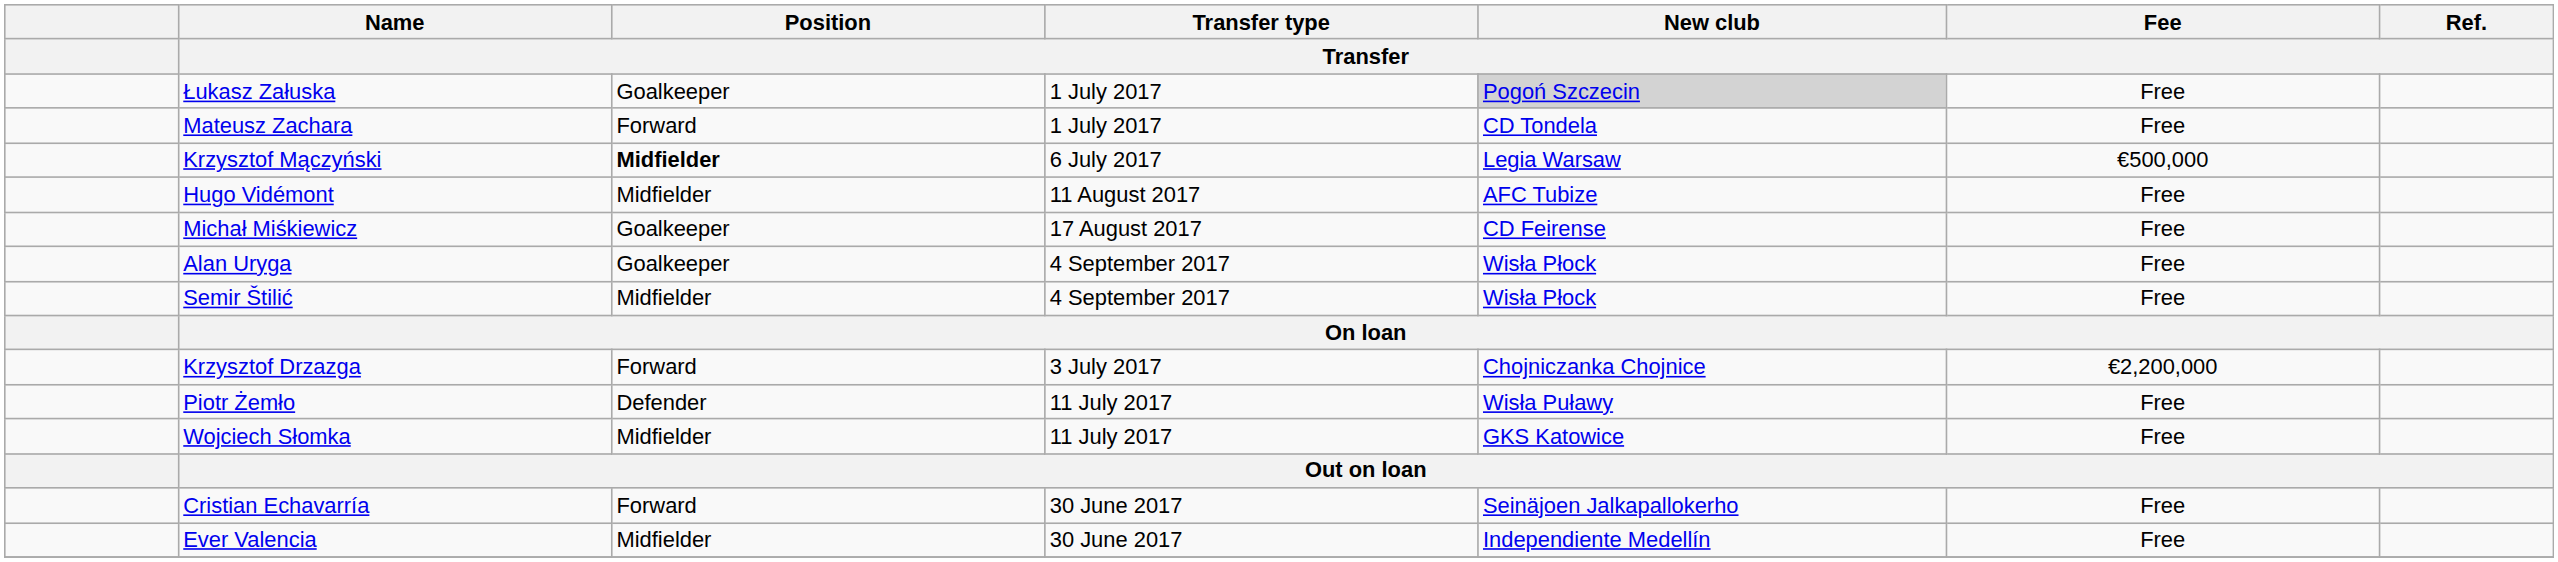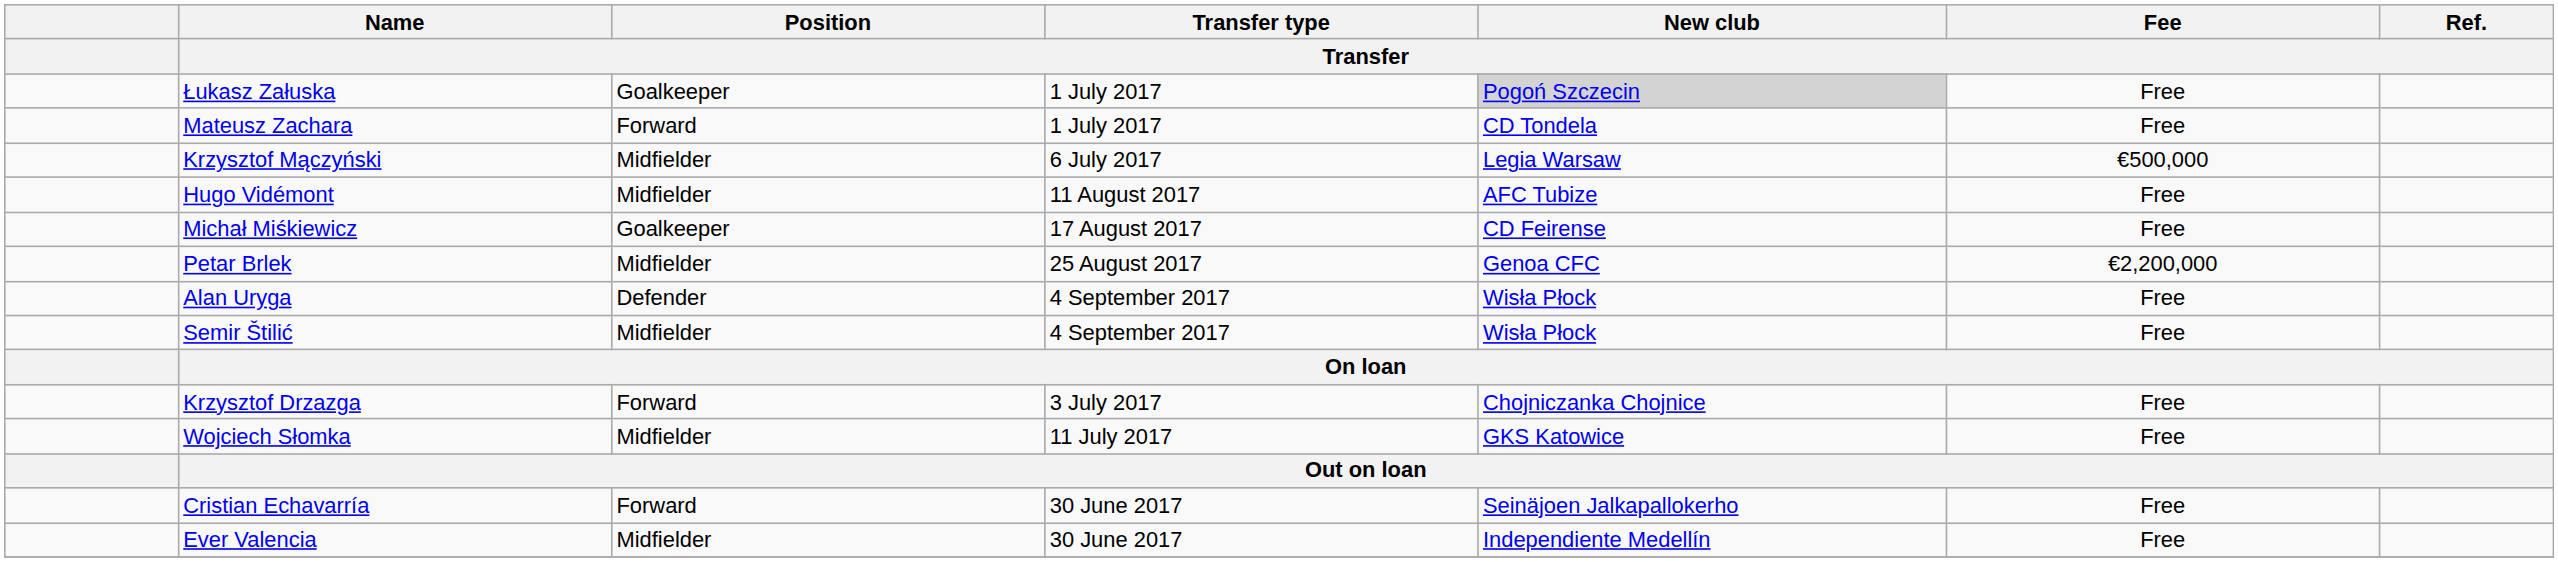(668, 160) bold -> (664, 160) normal
+ row: (237, 263)
(673, 263) Goalkeeper -> (662, 298) Defender
(2163, 367) €2,200,000 -> (2163, 401) Free
- row: (239, 401)
